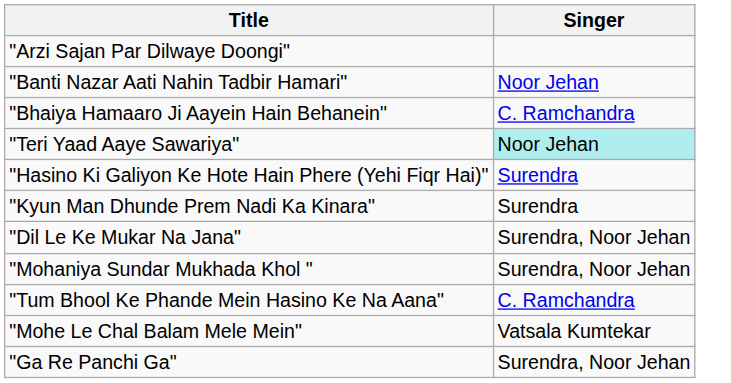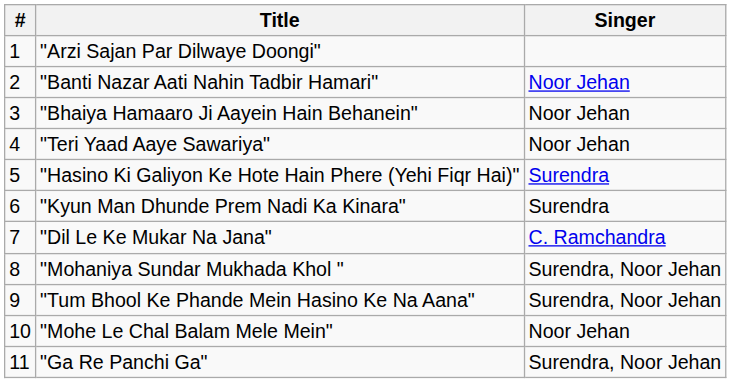+ column: (20, 20)
(566, 113) C. Ramchandra -> (579, 113) Noor Jehan
(548, 145) paleturquoise background -> (579, 145) no background
(594, 238) Surendra, Noor Jehan -> (597, 238) C. Ramchandra
(566, 300) C. Ramchandra -> (625, 300) Surendra, Noor Jehan
(574, 331) Vatsala Kumtekar -> (579, 331) Noor Jehan
